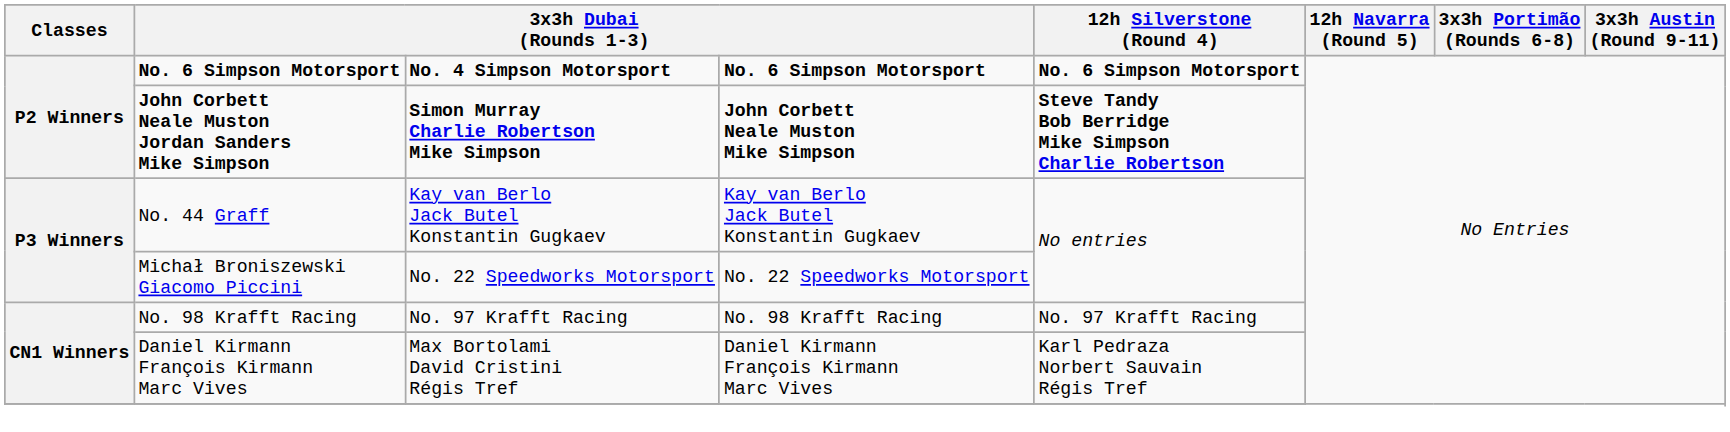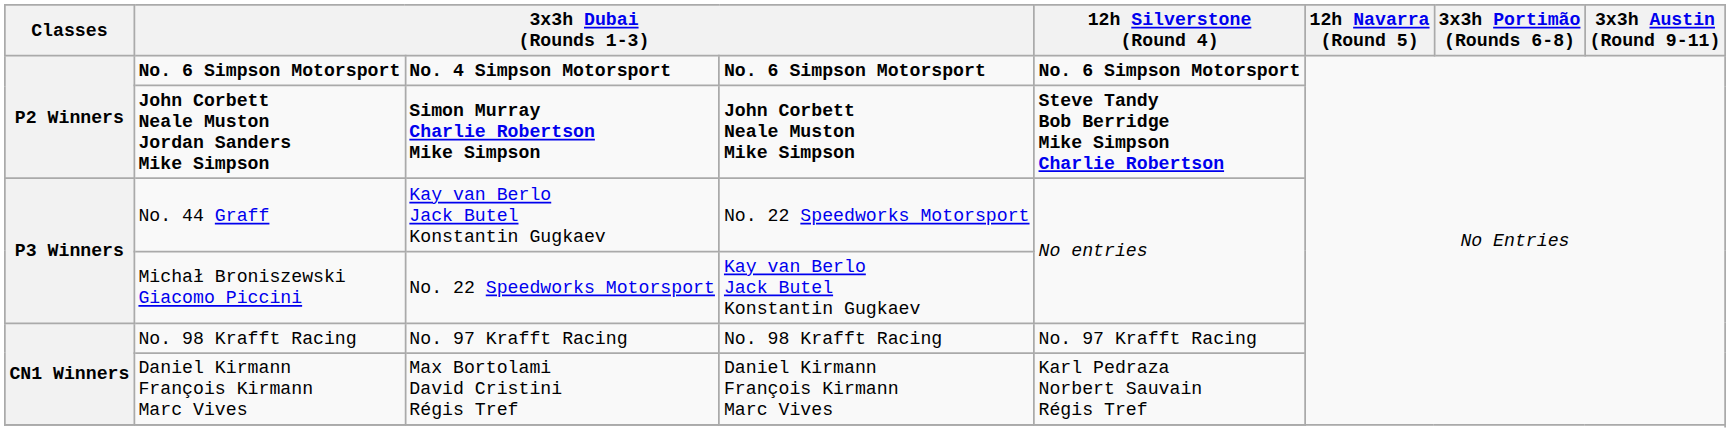(822, 215) Kay van Berlo Jack Butel Konstantin Gugkaev -> (877, 215) No. 22 Speedworks Motorsport
(877, 277) No. 22 Speedworks Motorsport -> (822, 287) Kay van Berlo Jack Butel Konstantin Gugkaev
